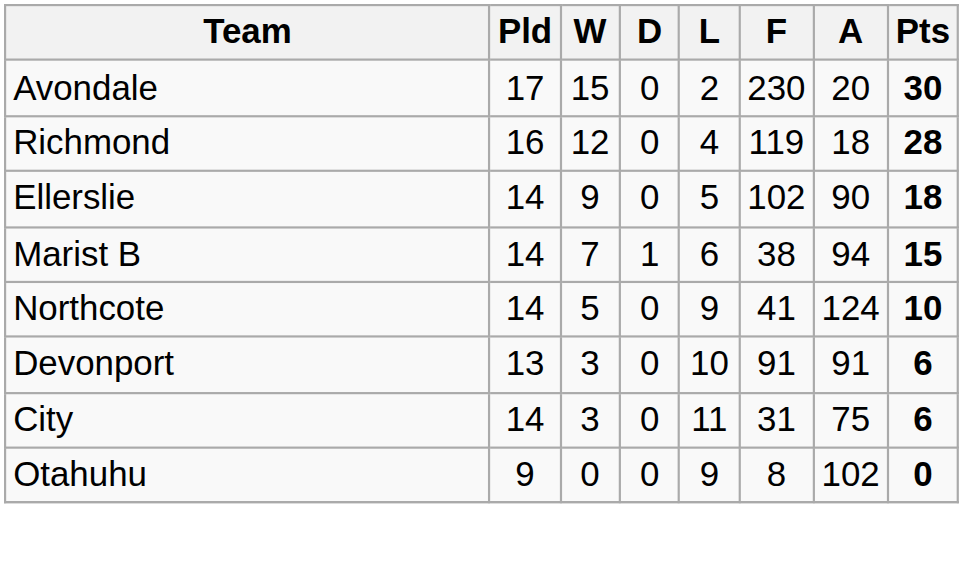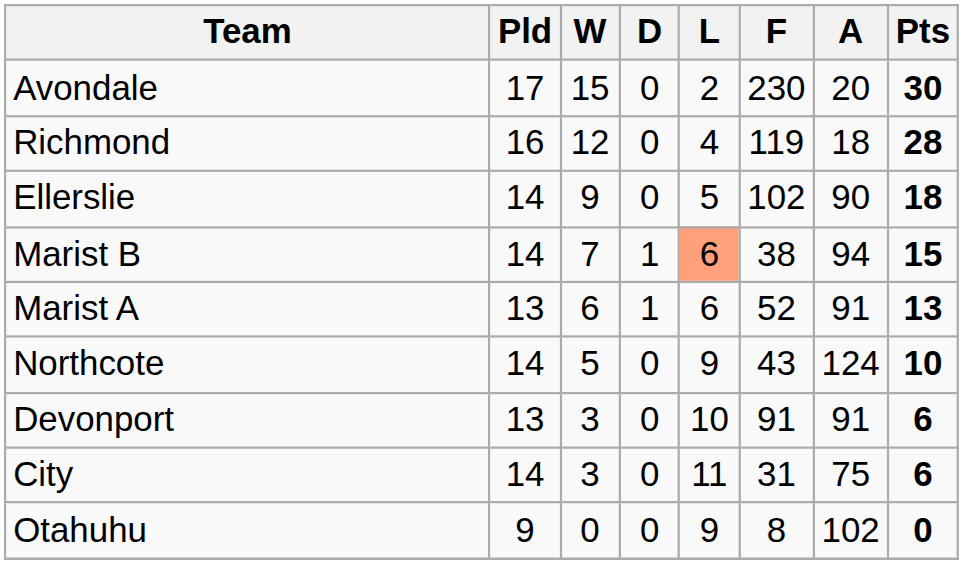(709, 253) no background -> (709, 253) lightsalmon background
+ row: (76, 308)
(776, 308) 41 -> (776, 364) 43
